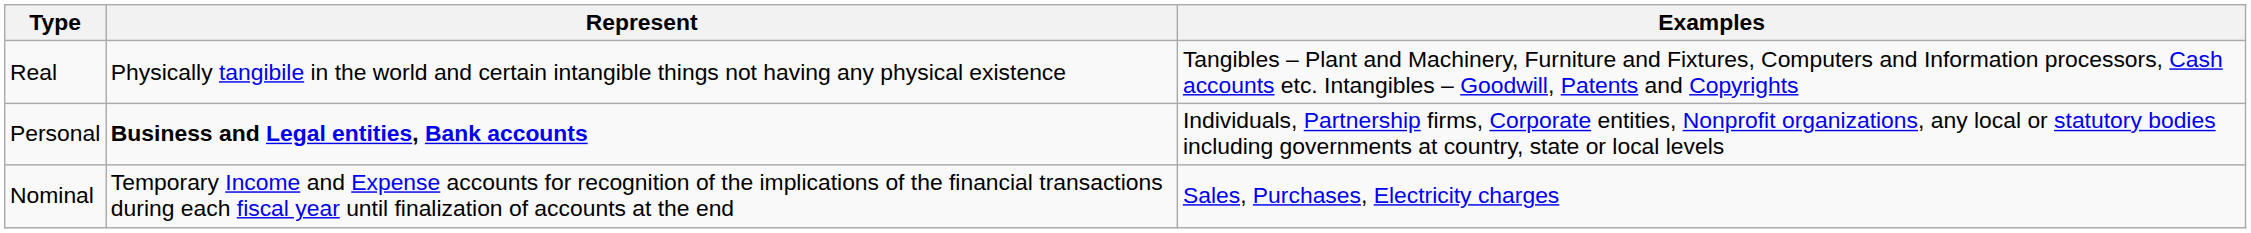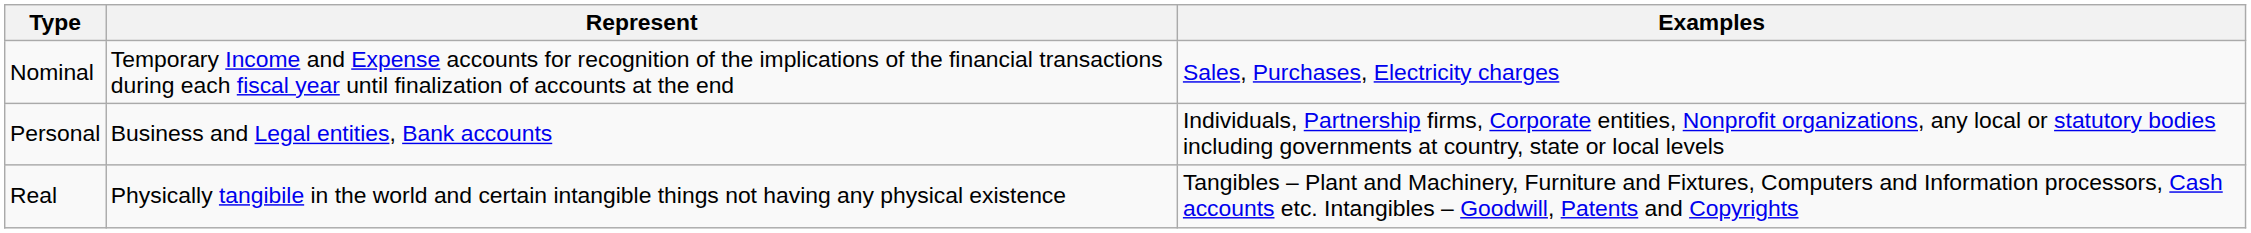rows swapped: (34, 71) <-> (52, 195)
(349, 133) bold -> (332, 133) normal
